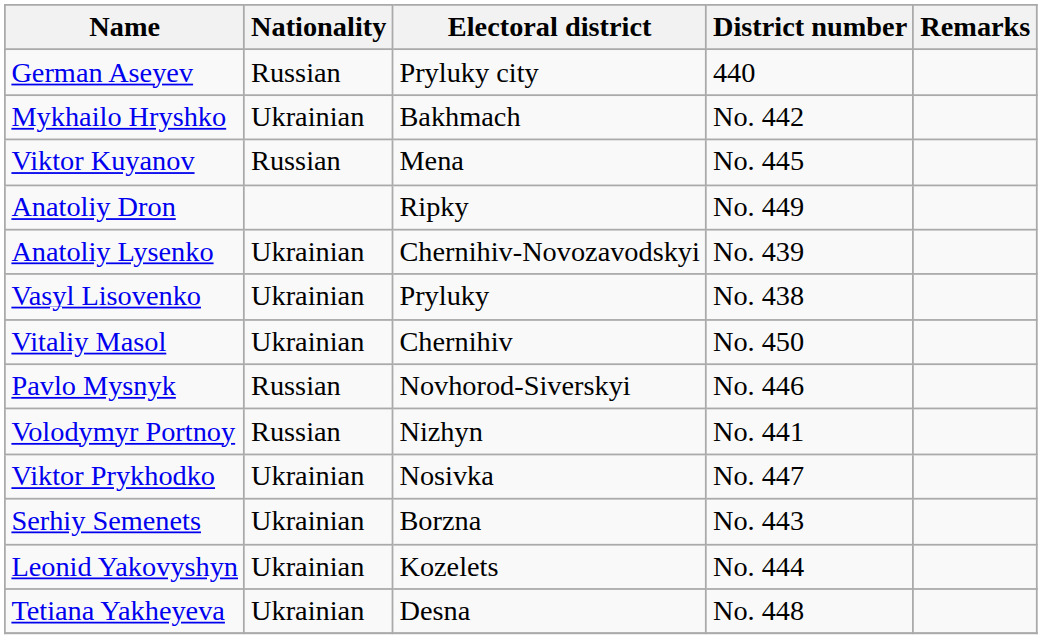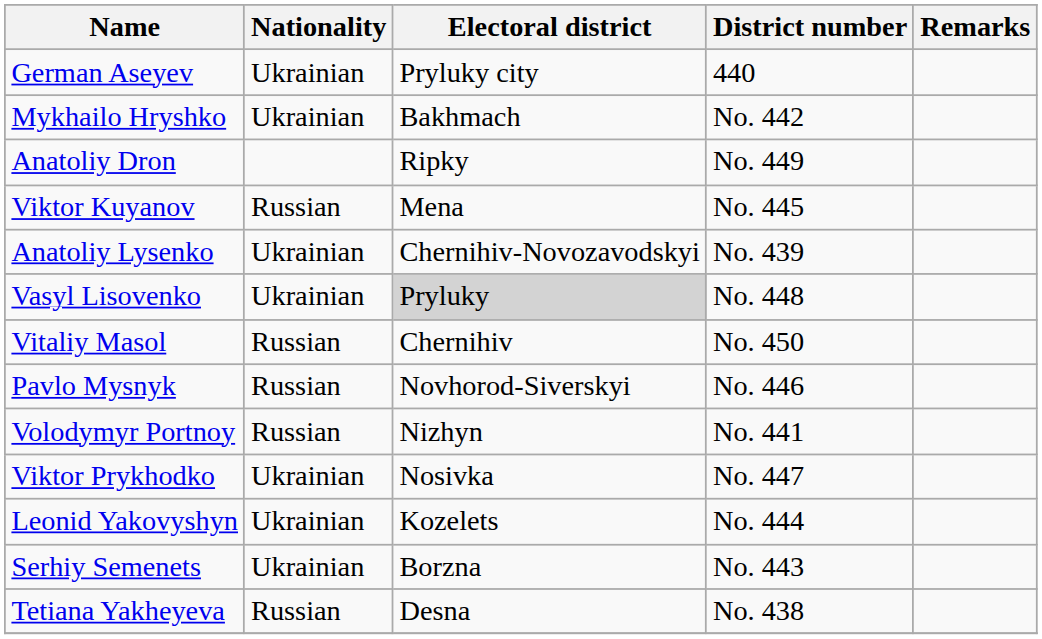(296, 71) Russian -> (308, 71) Ukrainian
rows swapped: (94, 206) <-> (103, 161)
(444, 296) no background -> (444, 296) lightgrey background
(759, 296) No. 438 -> (759, 296) No. 448
(308, 341) Ukrainian -> (296, 341) Russian
rows swapped: (106, 521) <-> (125, 565)
(308, 610) Ukrainian -> (296, 610) Russian
(759, 610) No. 448 -> (759, 610) No. 438
